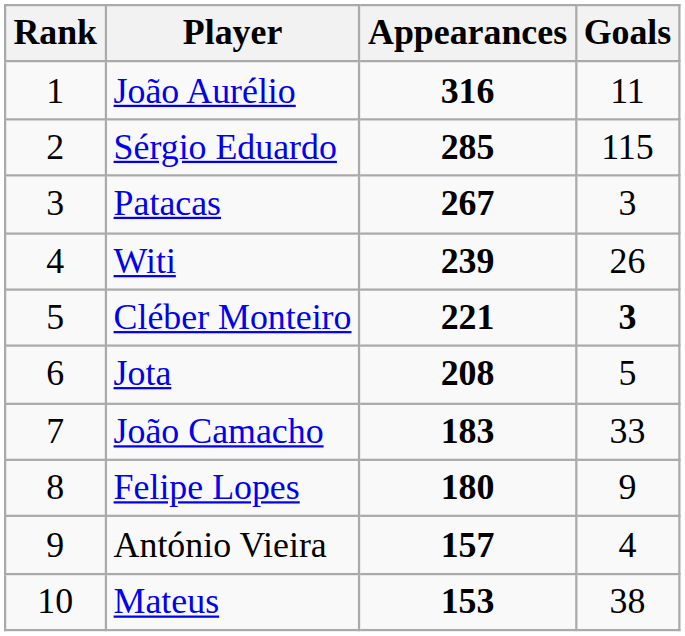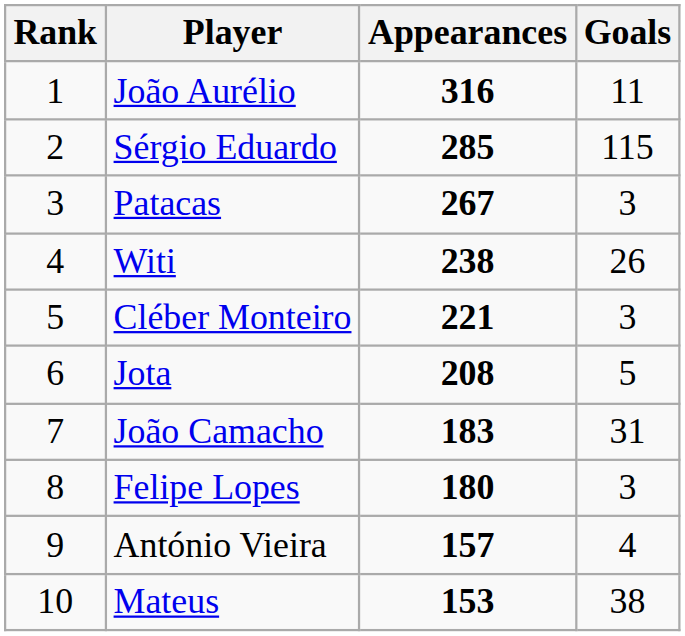(468, 260) 239 -> (468, 260) 238
(627, 317) bold -> (627, 317) normal
(627, 430) 33 -> (627, 430) 31
(627, 487) 9 -> (627, 487) 3
